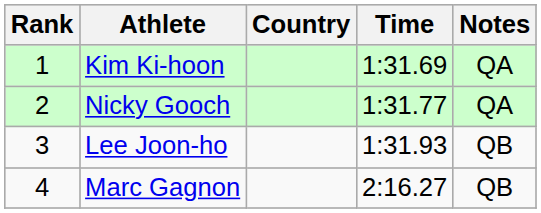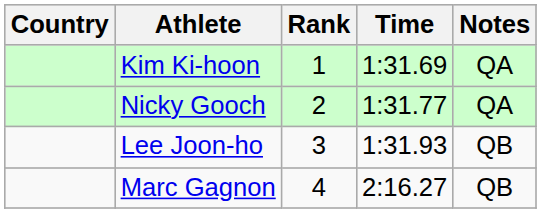columns swapped: (42, 24) <-> (301, 24)
